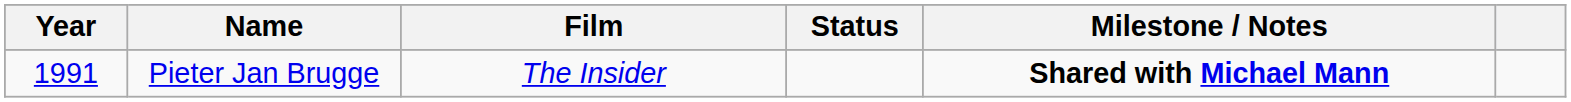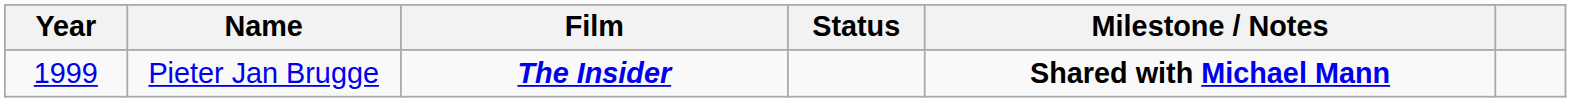(66, 73) 1991 -> (66, 73) 1999
(594, 73) normal -> (594, 73) bold
